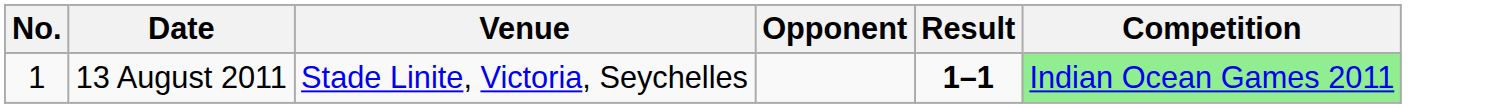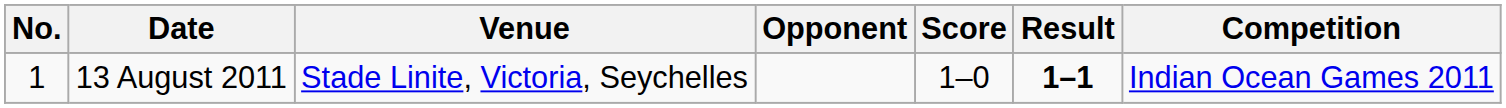+ column: (964, 28)
(1212, 77) lightgreen background -> (1311, 77) no background
